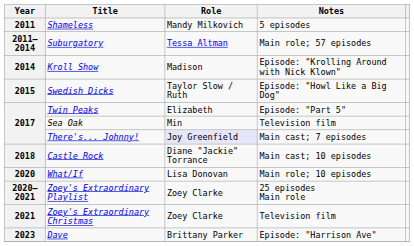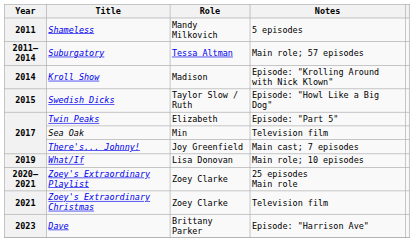(202, 137) lavender background -> (207, 147) no background
- row: (75, 156)
(25, 174) 2020 -> (25, 160) 2019
